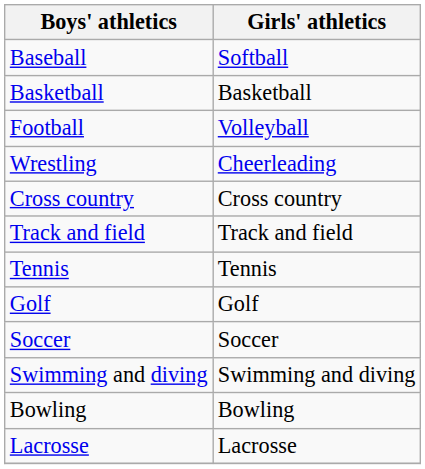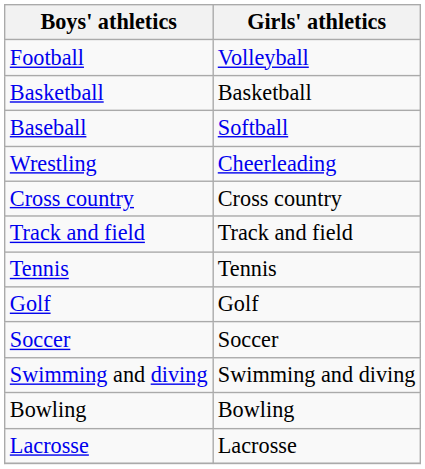rows swapped: (47, 127) <-> (48, 57)
